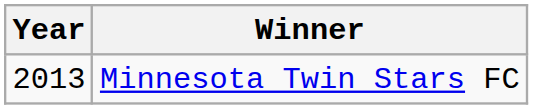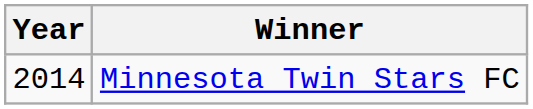(49, 80) 2013 -> (49, 80) 2014
